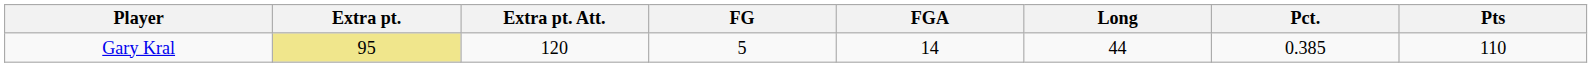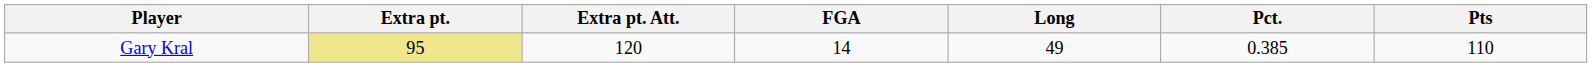- column: (742, 18)
(1118, 47) 44 -> (1054, 47) 49
